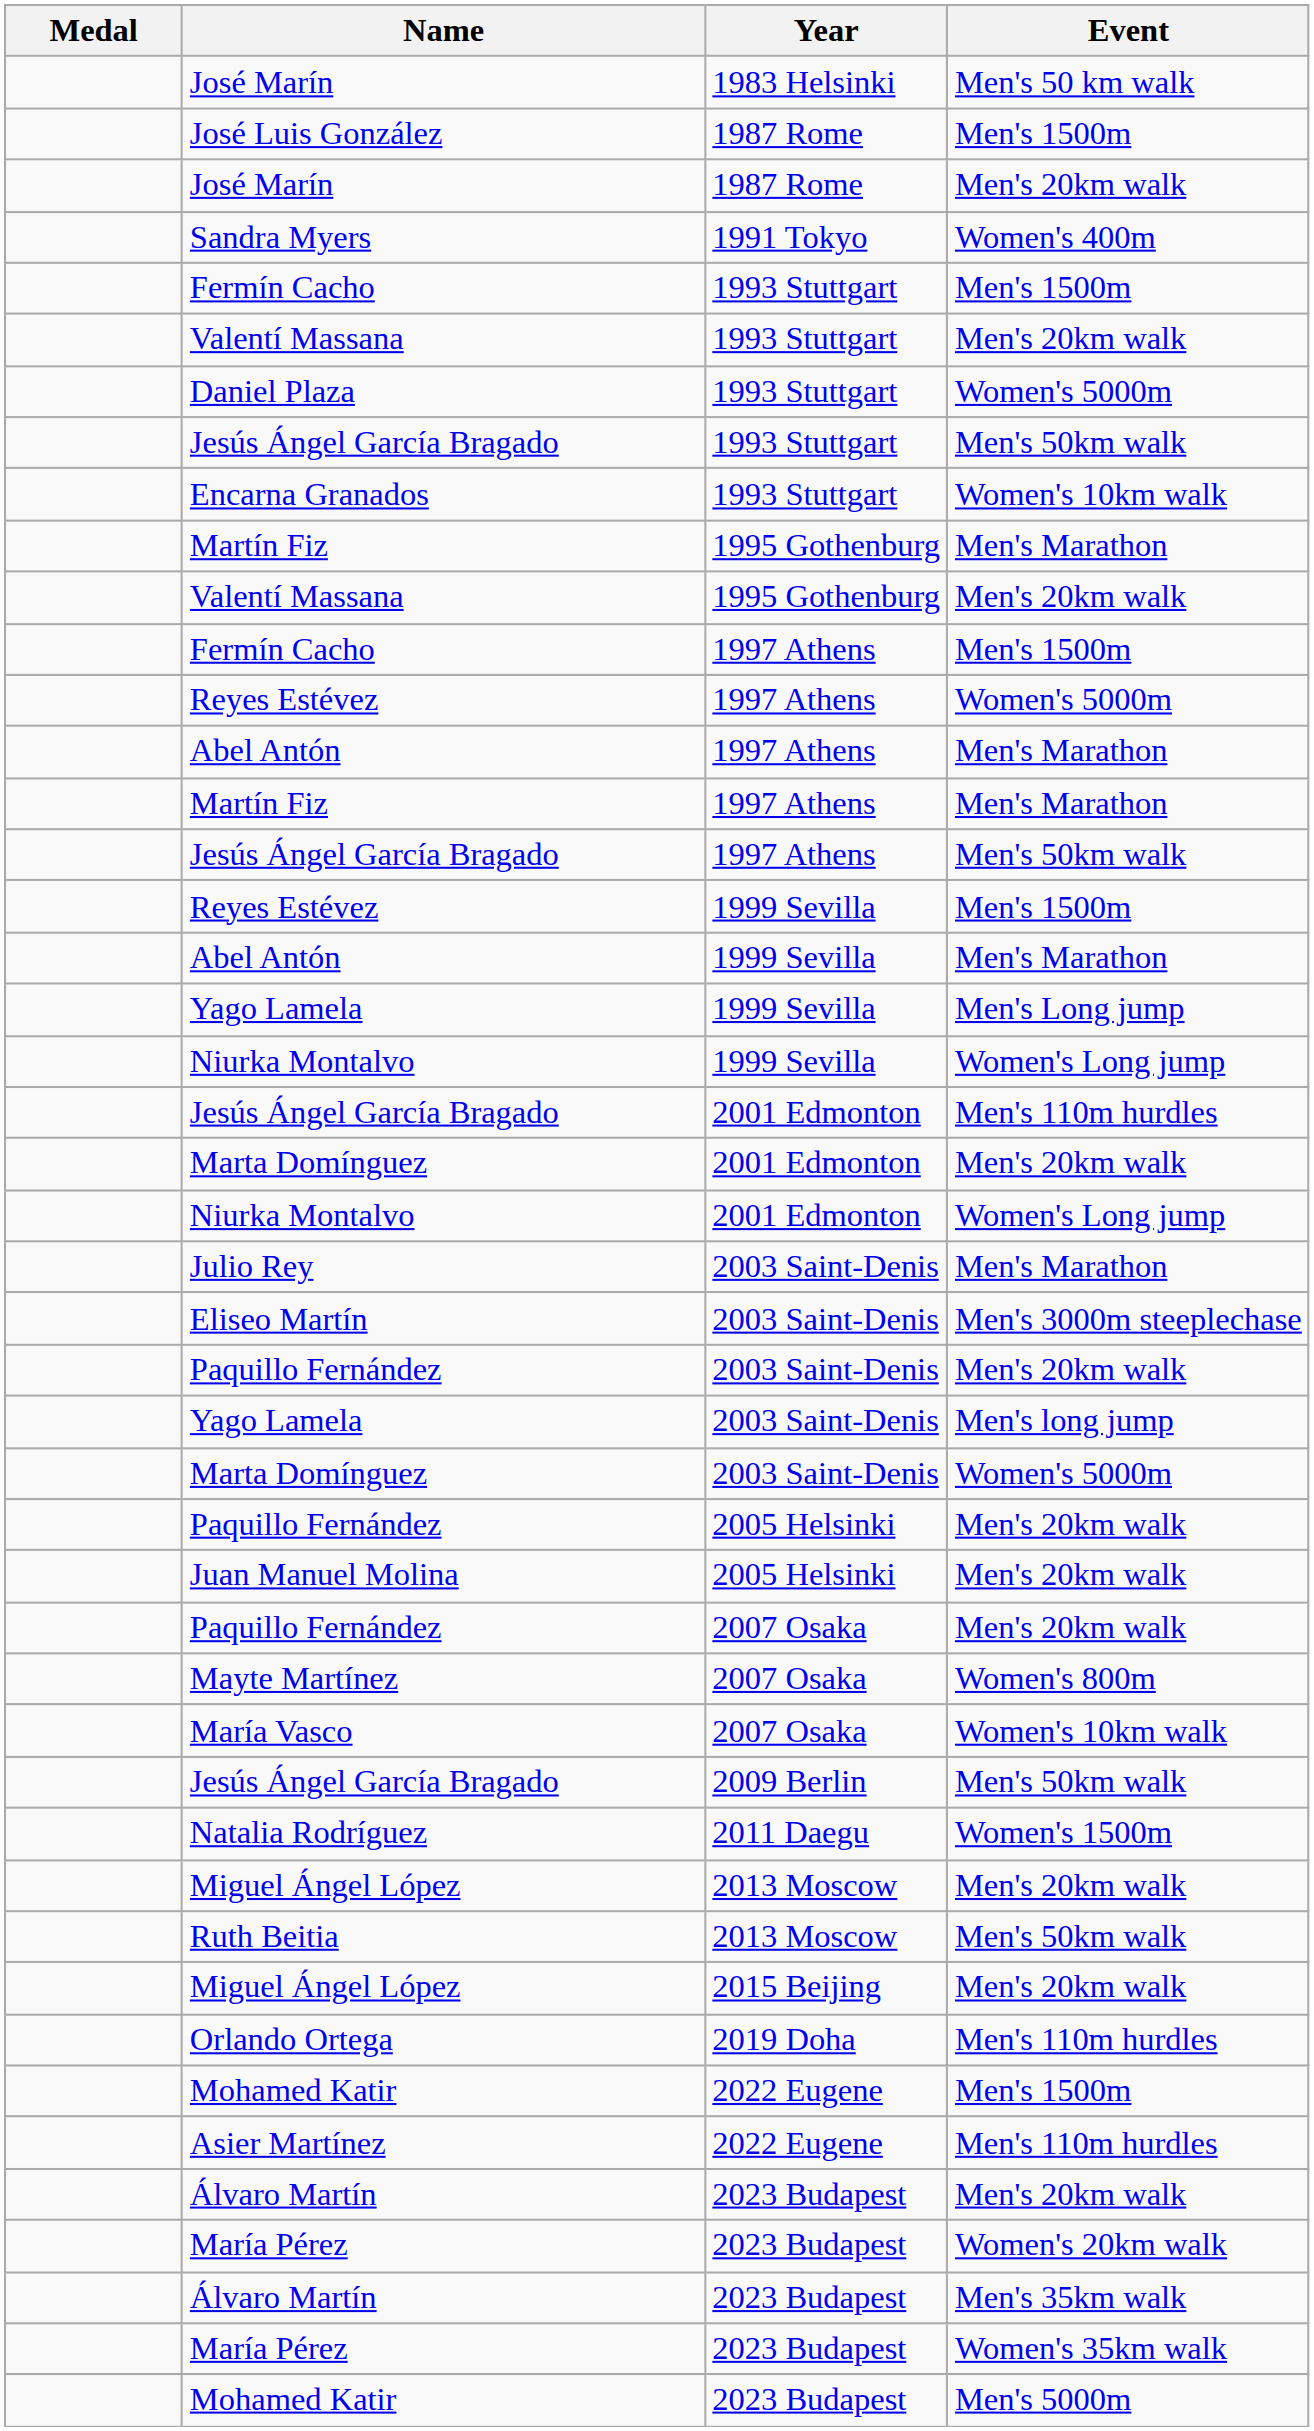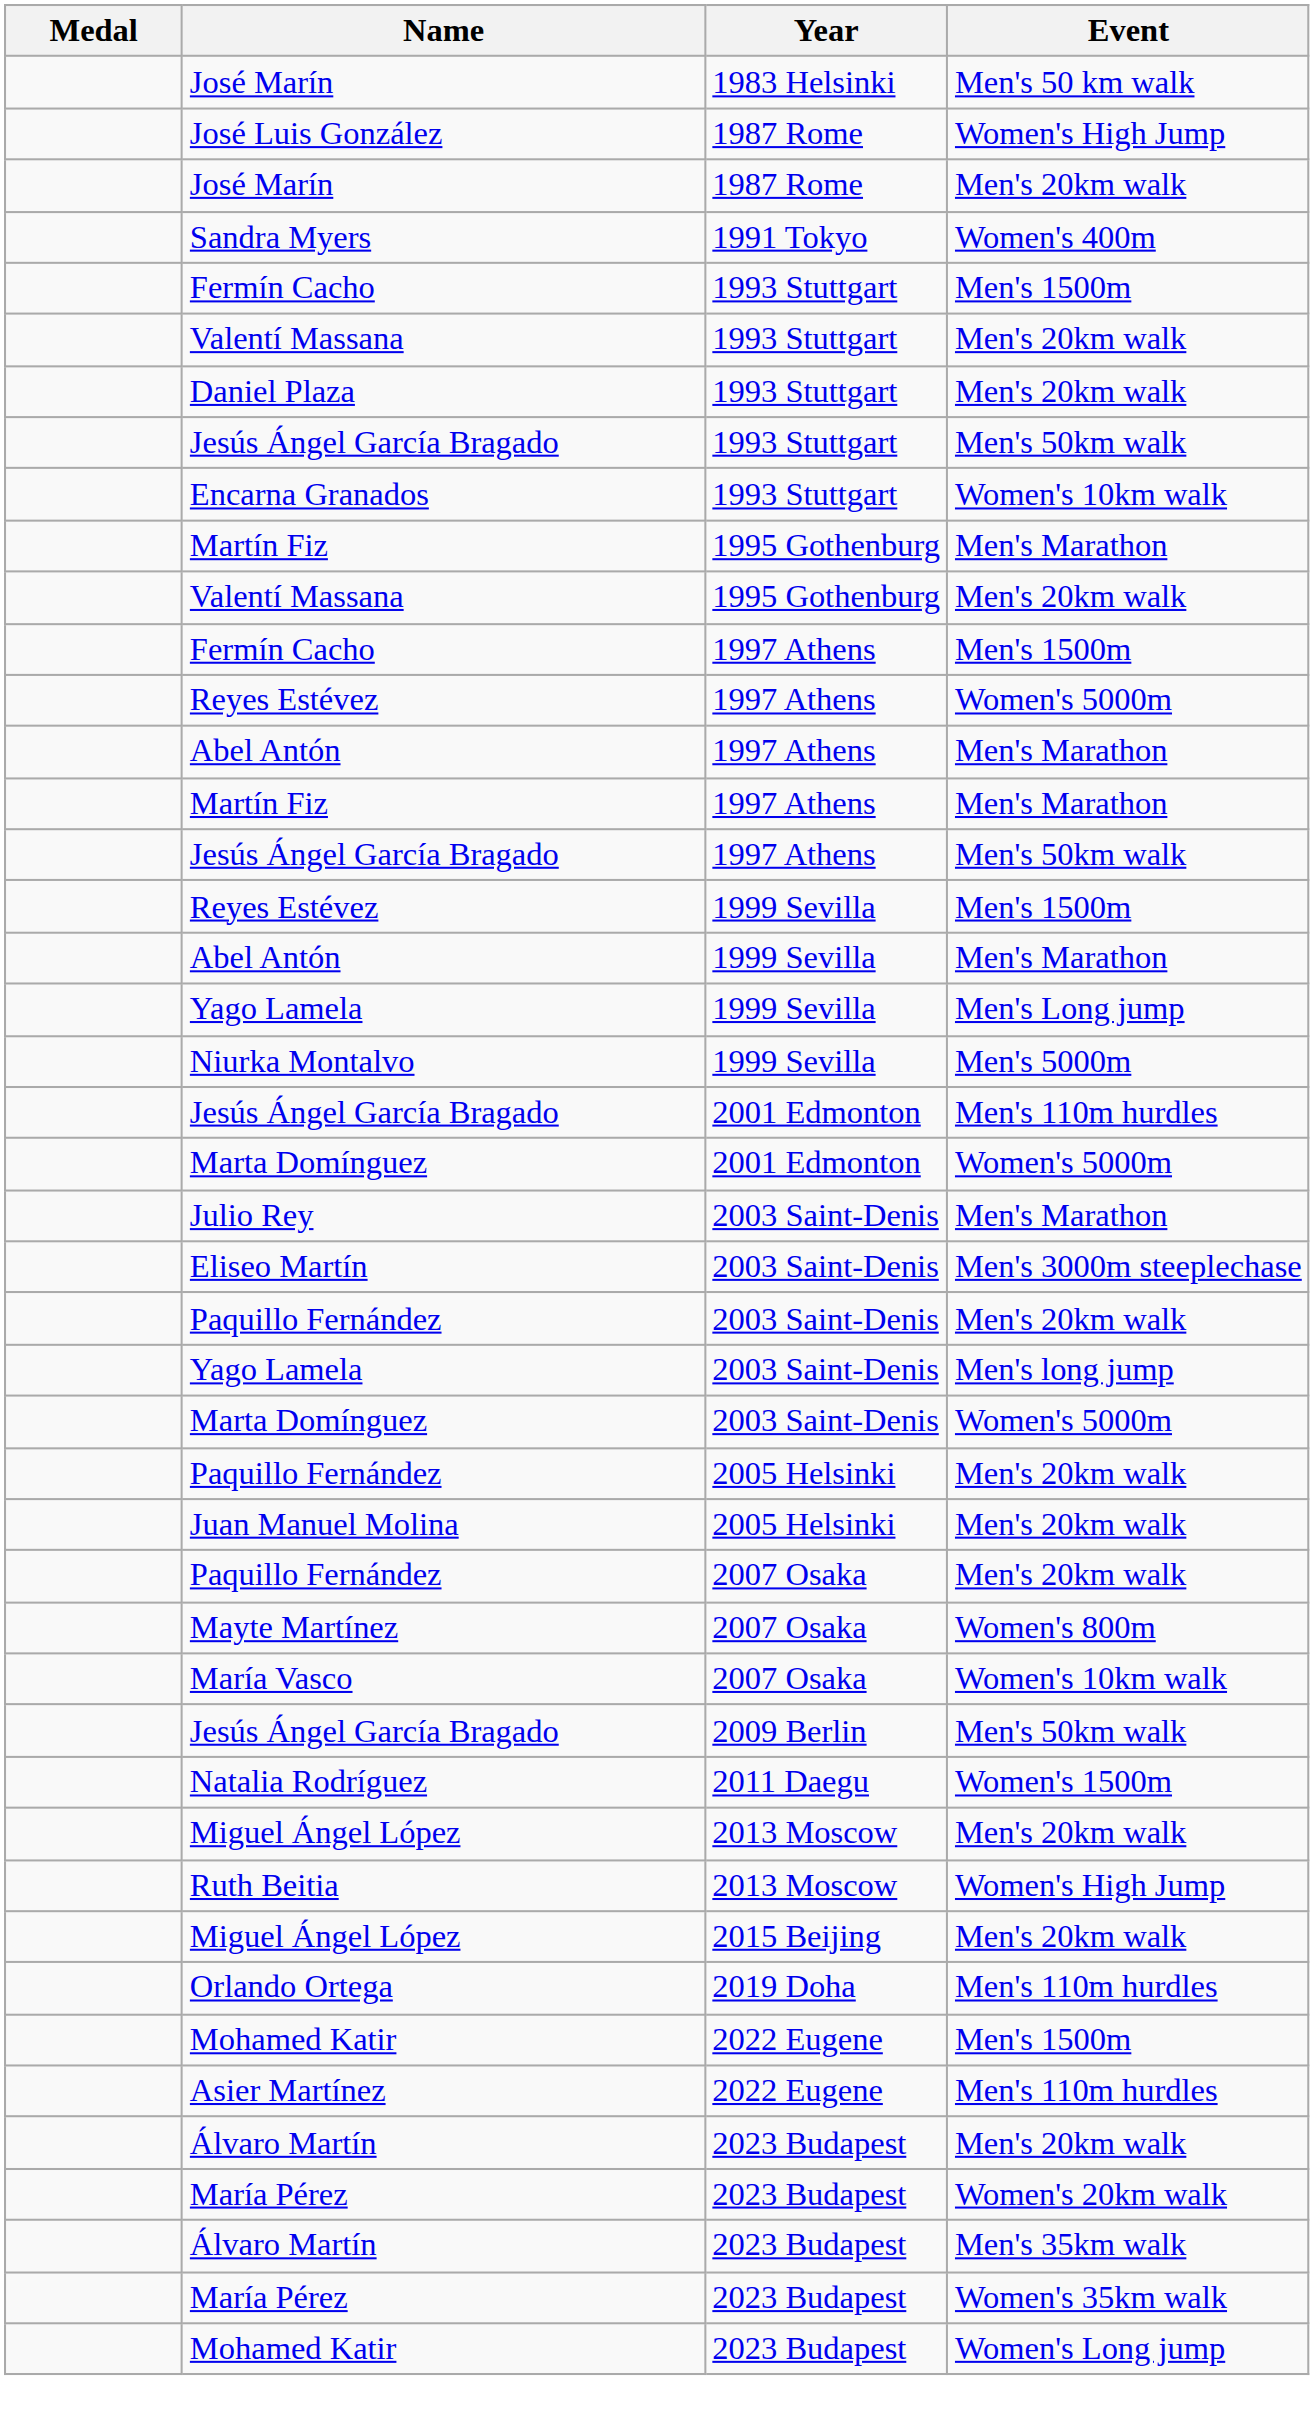(1043, 133) Men's 1500m -> (1090, 133) Women's High Jump
(1063, 390) Women's 5000m -> (1071, 390) Men's 20km walk
(1090, 1060) Women's Long jump -> (1043, 1060) Men's 5000m
(1071, 1163) Men's 20km walk -> (1063, 1163) Women's 5000m
- row: (302, 1215)
(1071, 1936) Men's 50km walk -> (1090, 1884) Women's High Jump
(1043, 2399) Men's 5000m -> (1090, 2348) Women's Long jump
